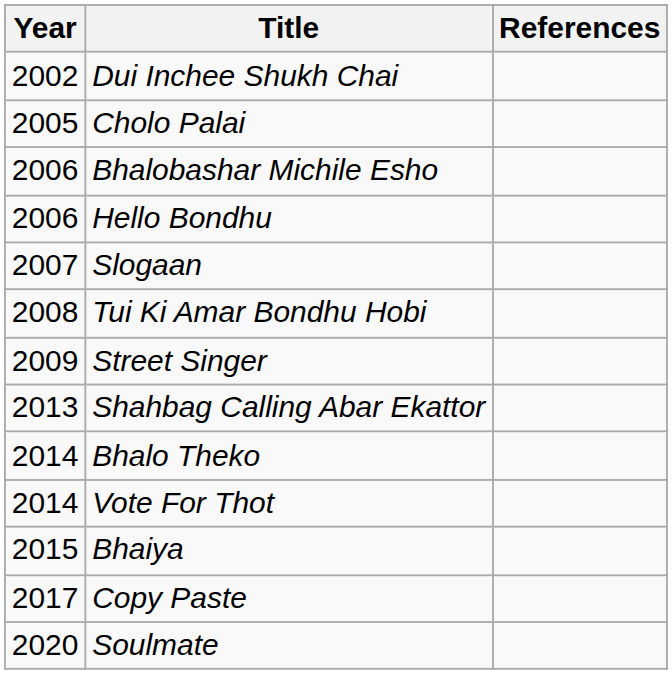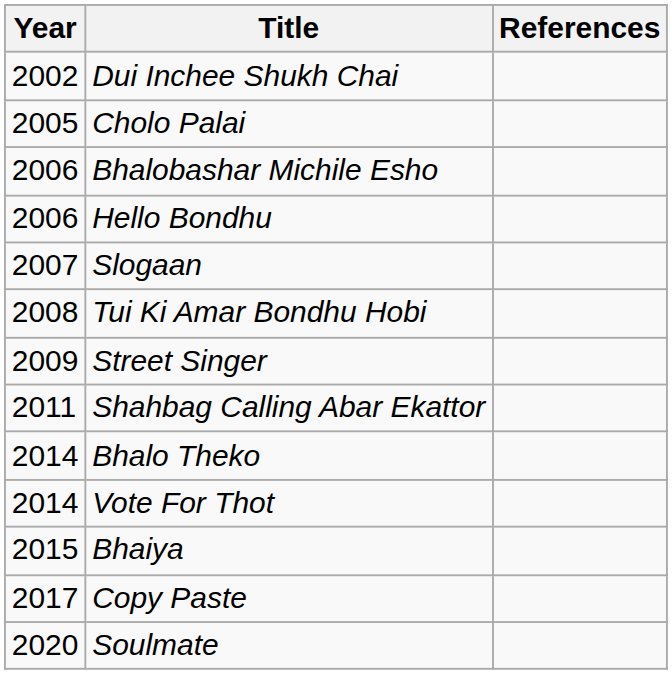(45, 407) 2013 -> (44, 407) 2011
